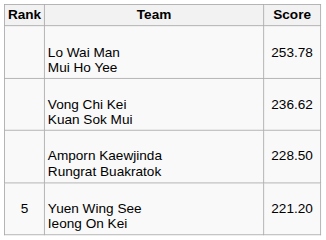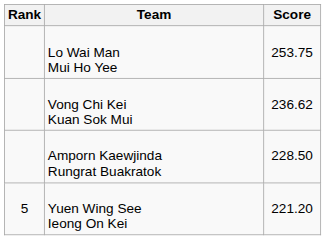(292, 52) 253.78 -> (292, 52) 253.75
